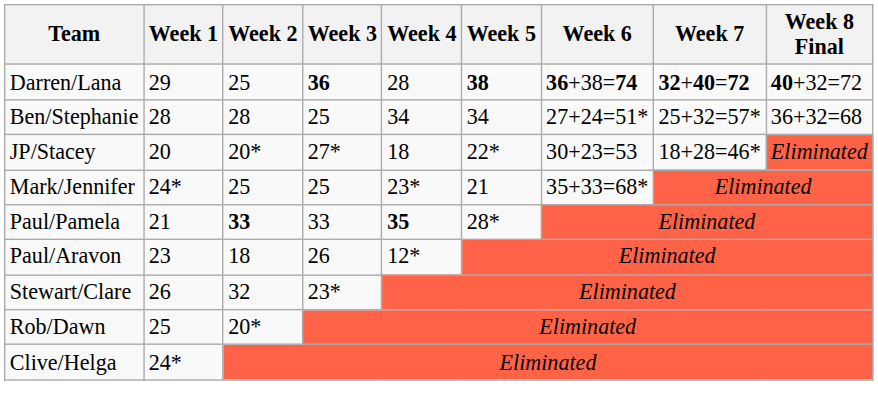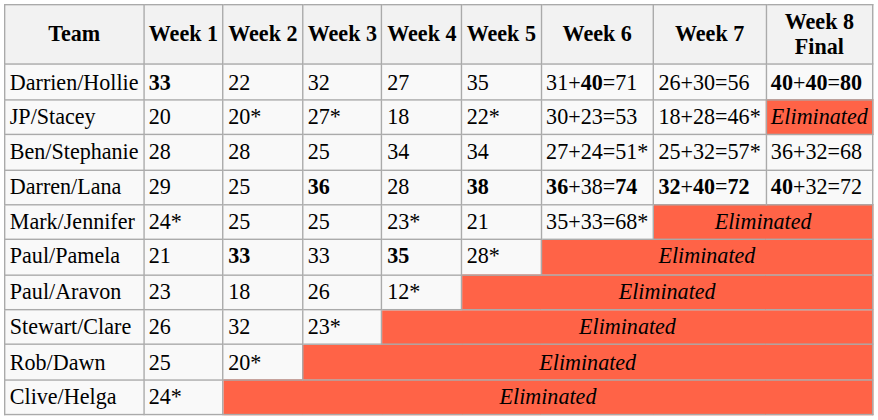+ row: (74, 81)
rows swapped: (66, 81) <-> (53, 151)
